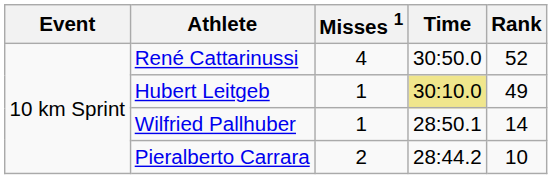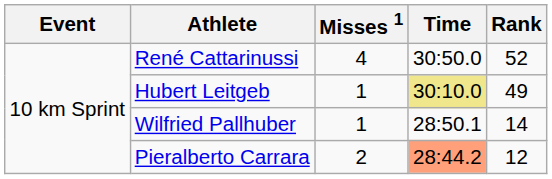(447, 157) no background -> (447, 157) lightsalmon background
(516, 157) 10 -> (516, 157) 12
